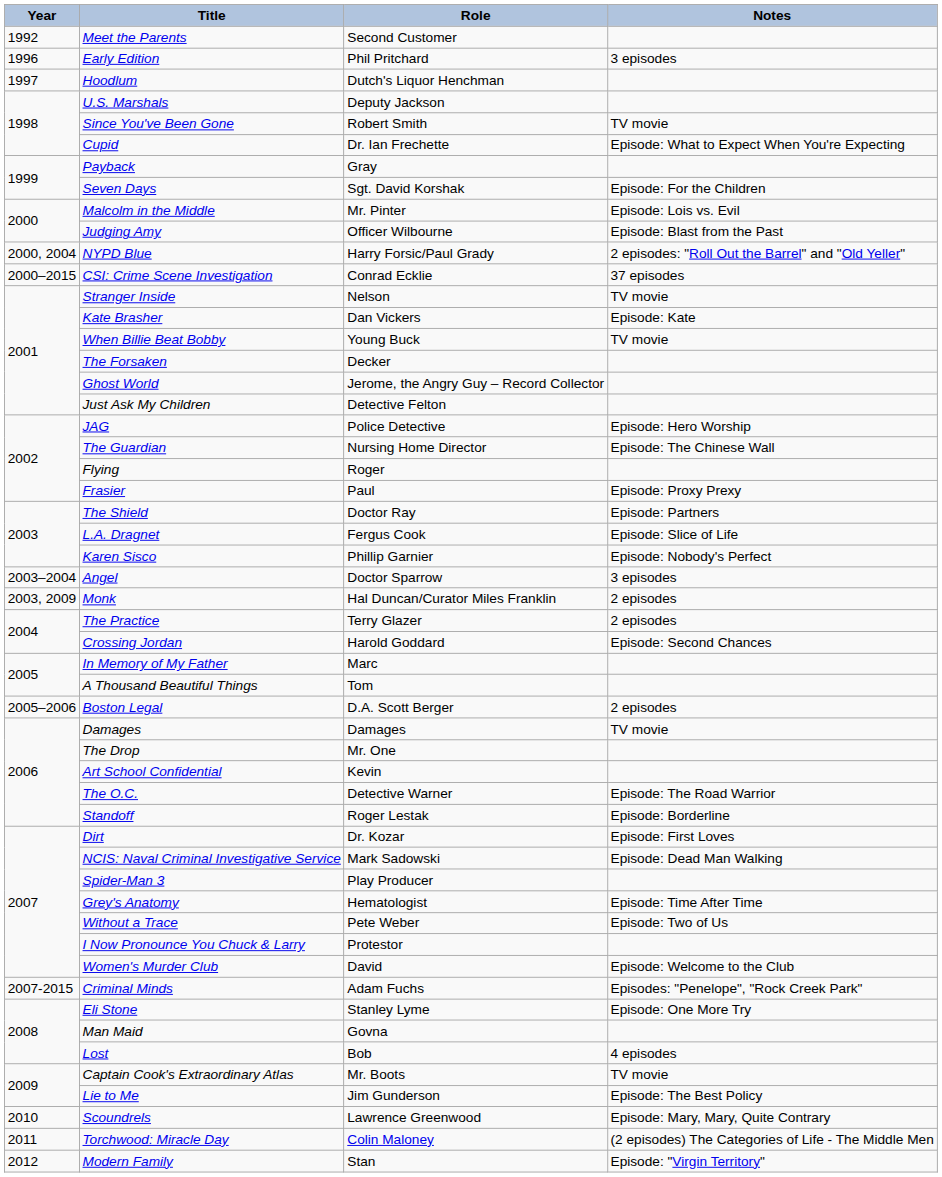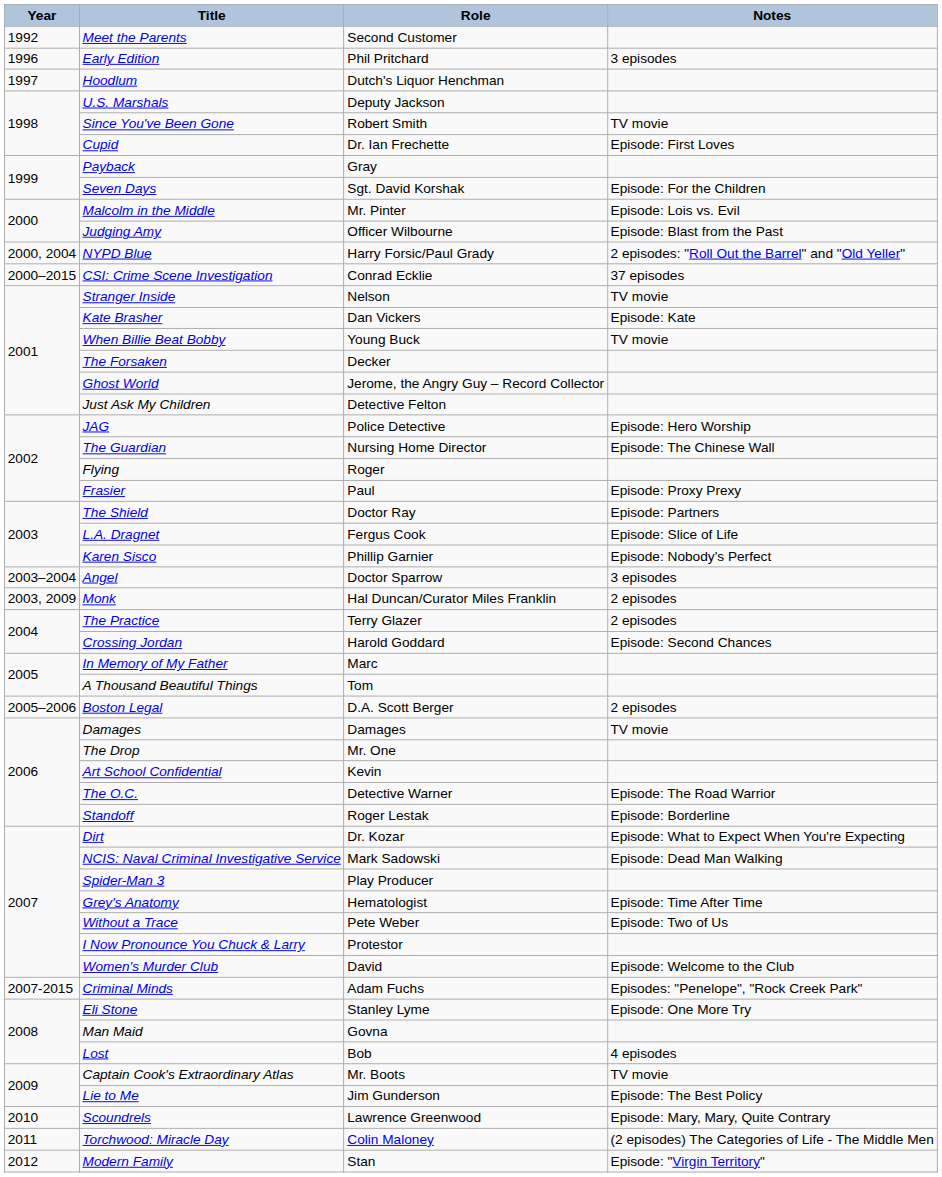(758, 145) Episode: What to Expect When You're Expecting -> (672, 145) Episode: First Loves
(672, 837) Episode: First Loves -> (758, 837) Episode: What to Expect When You're Expecting
